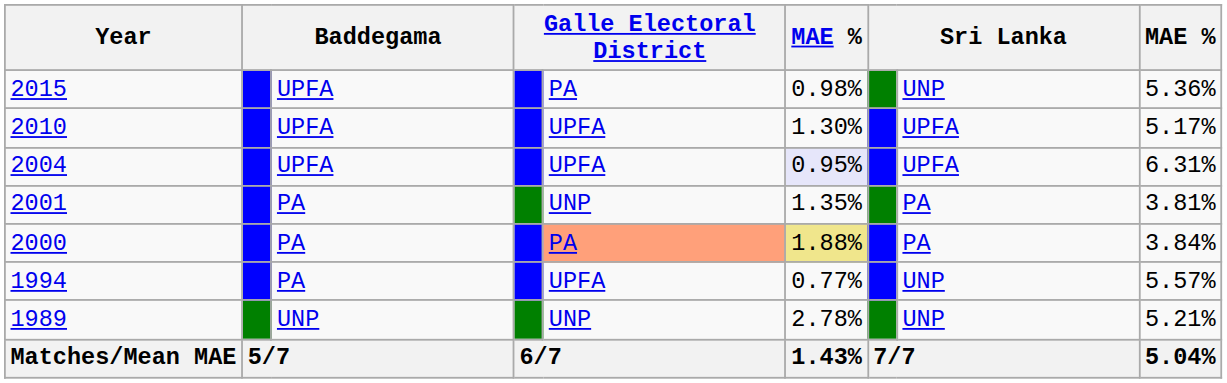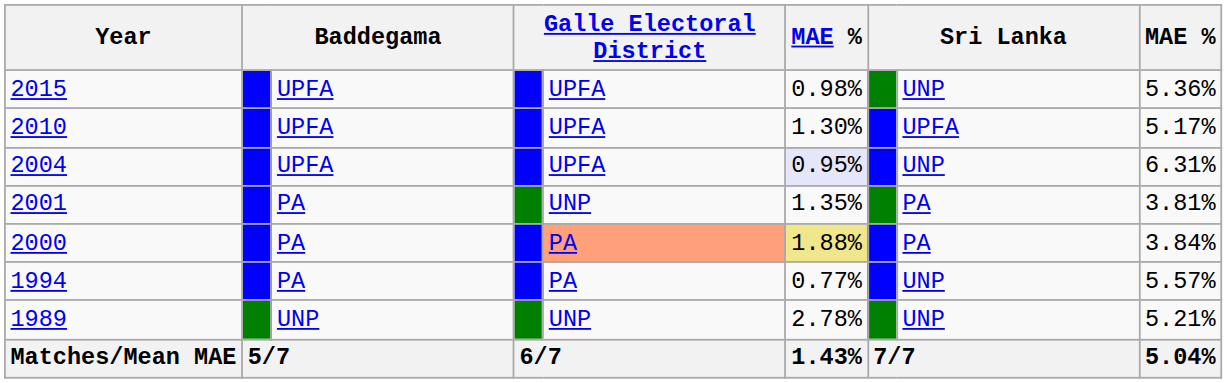(563, 90) PA -> (577, 90) UPFA
(931, 166) UPFA -> (924, 166) UNP
(577, 281) UPFA -> (563, 281) PA
